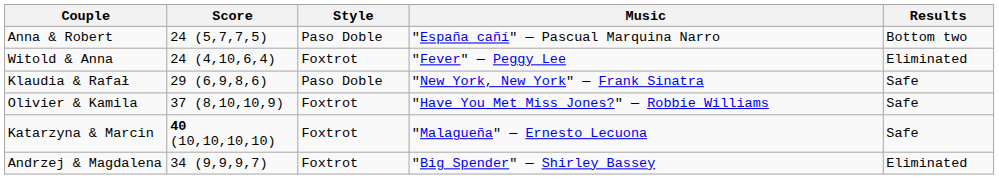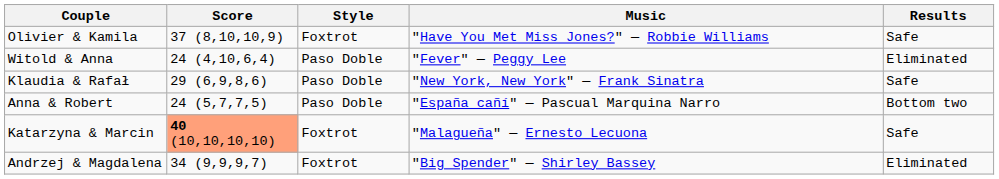rows swapped: (60, 38) <-> (73, 104)
(330, 60) Foxtrot -> (342, 60) Paso Doble
(223, 134) no background -> (223, 134) lightsalmon background
